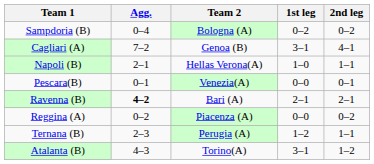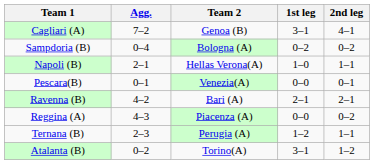rows swapped: (58, 30) <-> (58, 47)
(141, 99) bold -> (141, 99) normal
(141, 116) 0–2 -> (141, 116) 4–3
(141, 151) 4–3 -> (141, 151) 0–2
